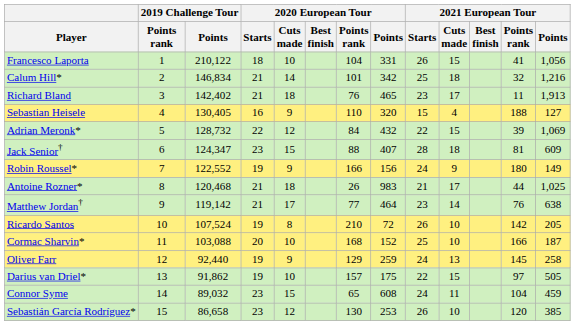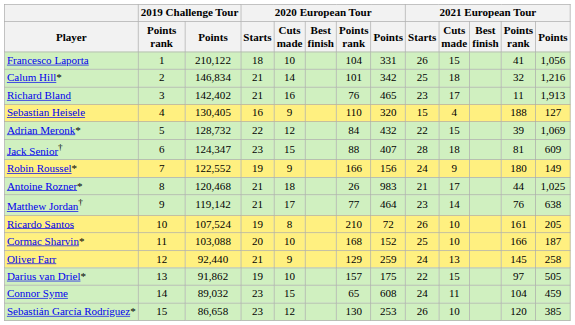(290, 95) 18 -> (290, 95) 16
(518, 224) 142 -> (518, 224) 161
(257, 259) 19 -> (257, 259) 21
